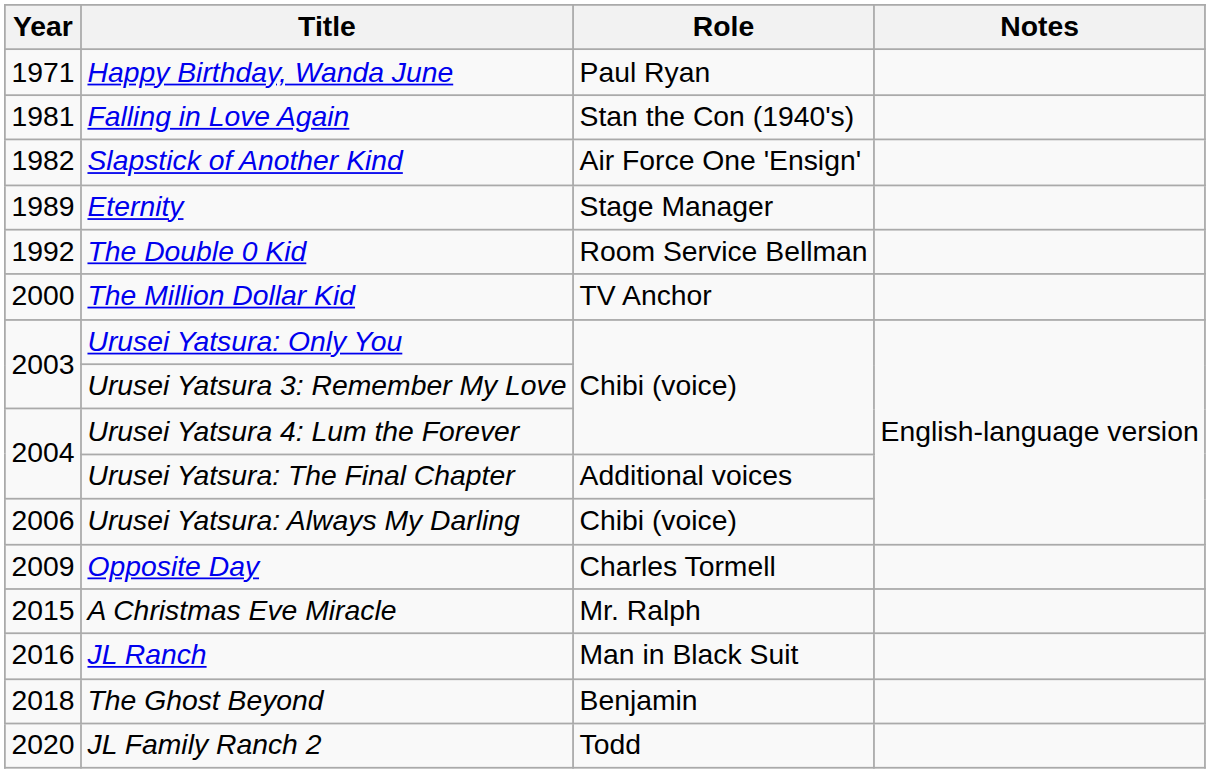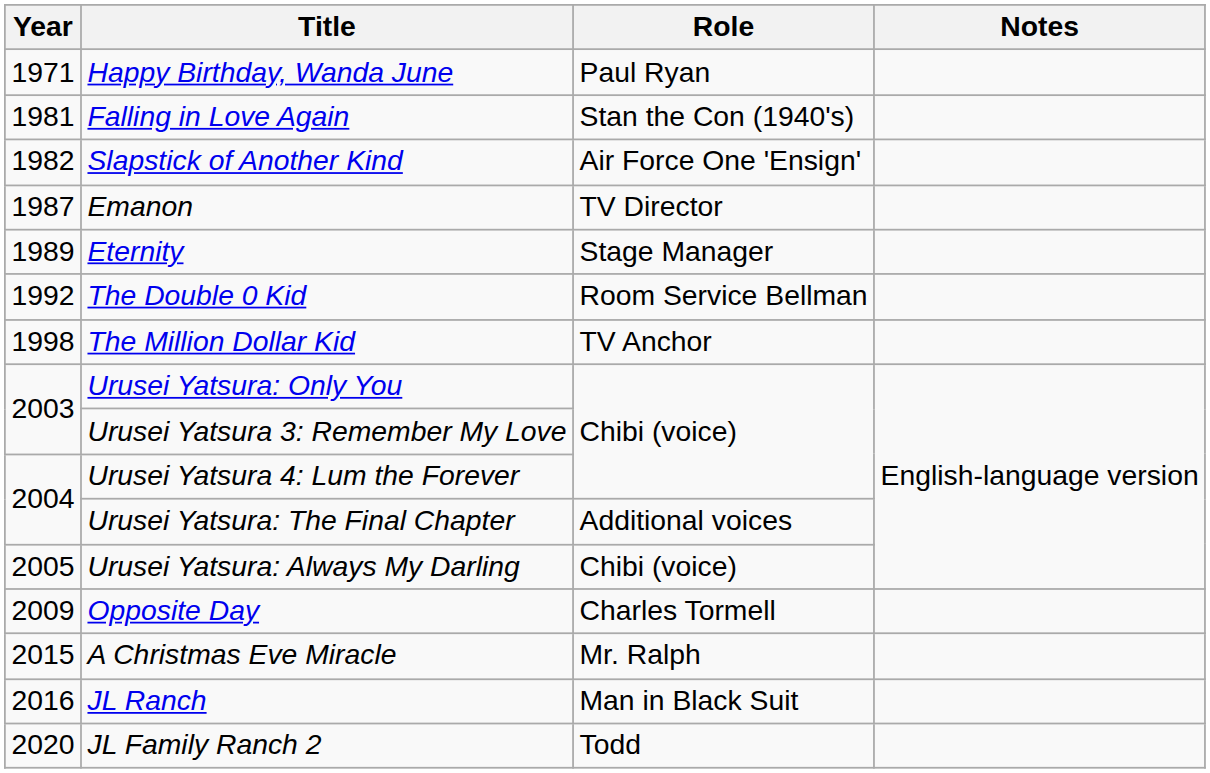+ row: (140, 206)
(43, 296) 2000 -> (43, 341) 1998
(43, 521) 2006 -> (43, 565) 2005
- row: (206, 700)
